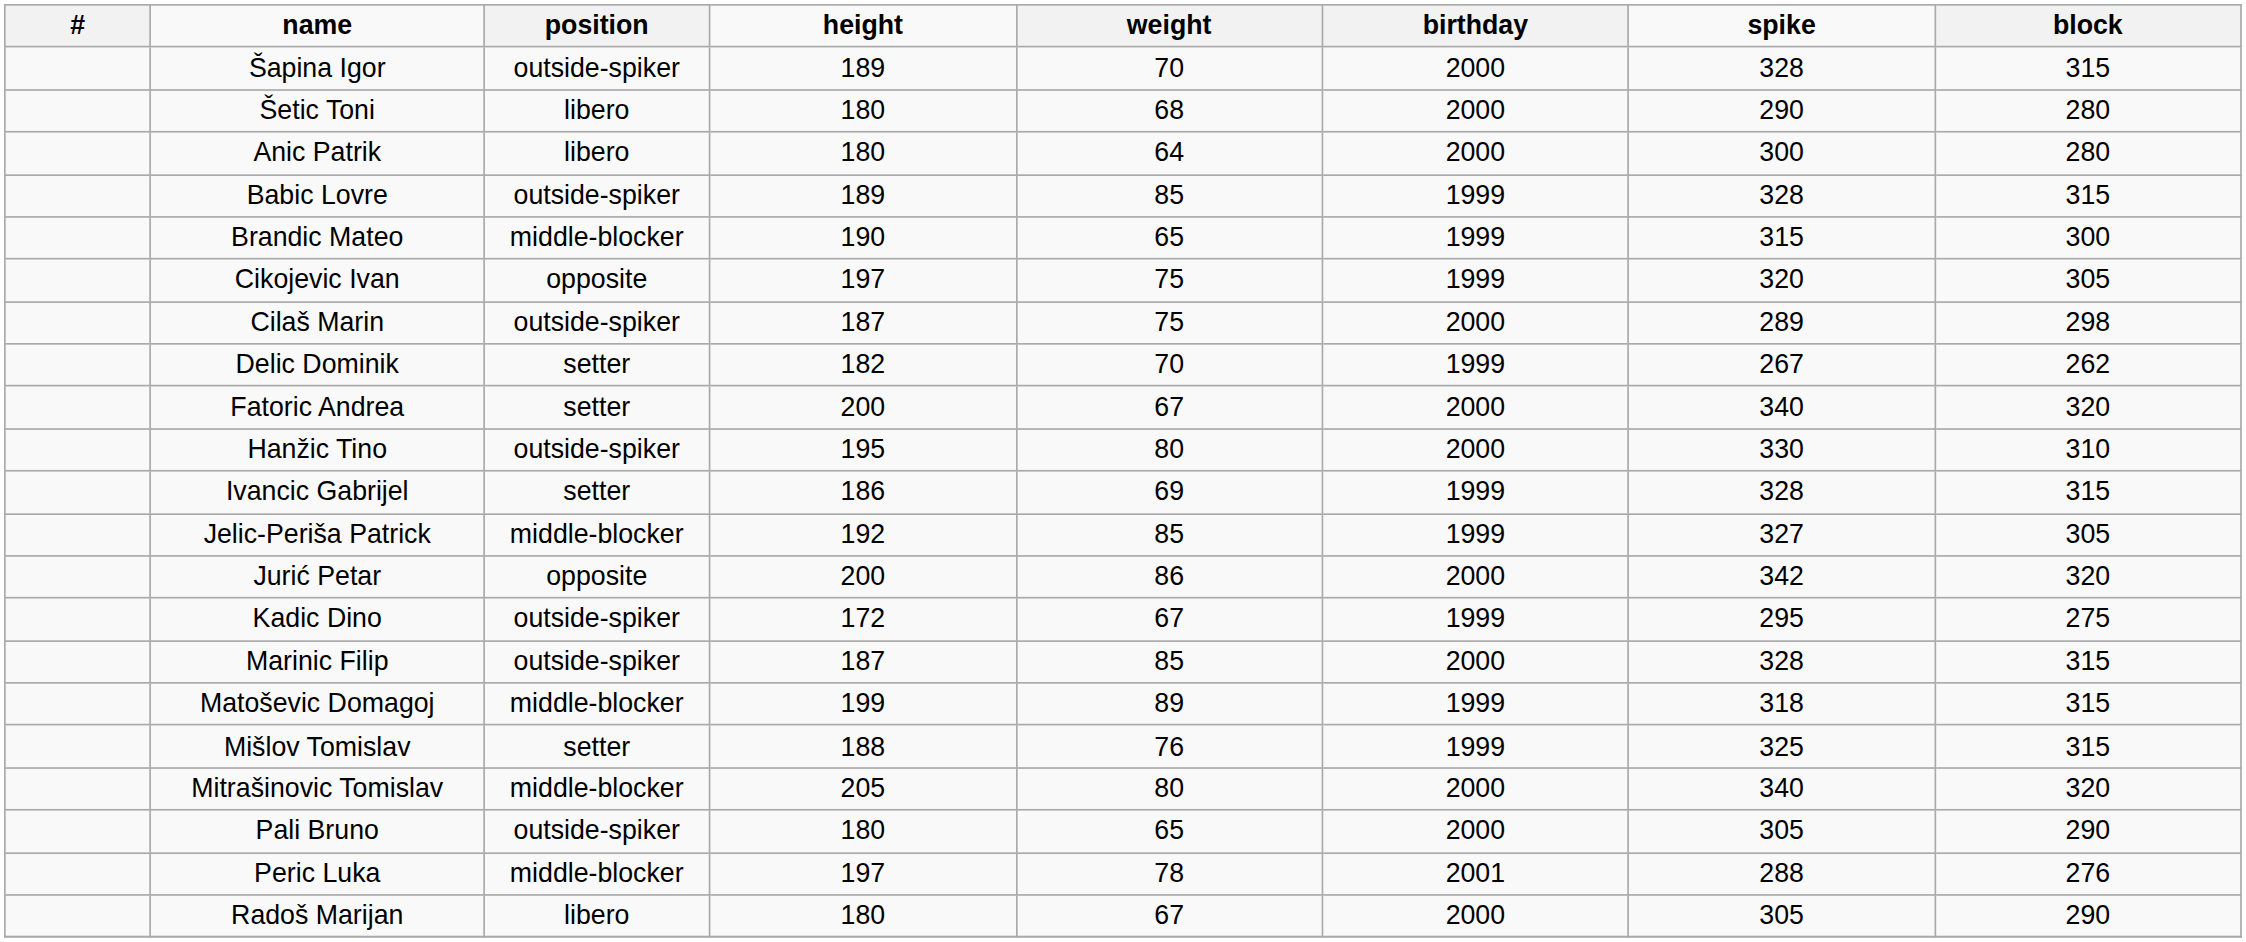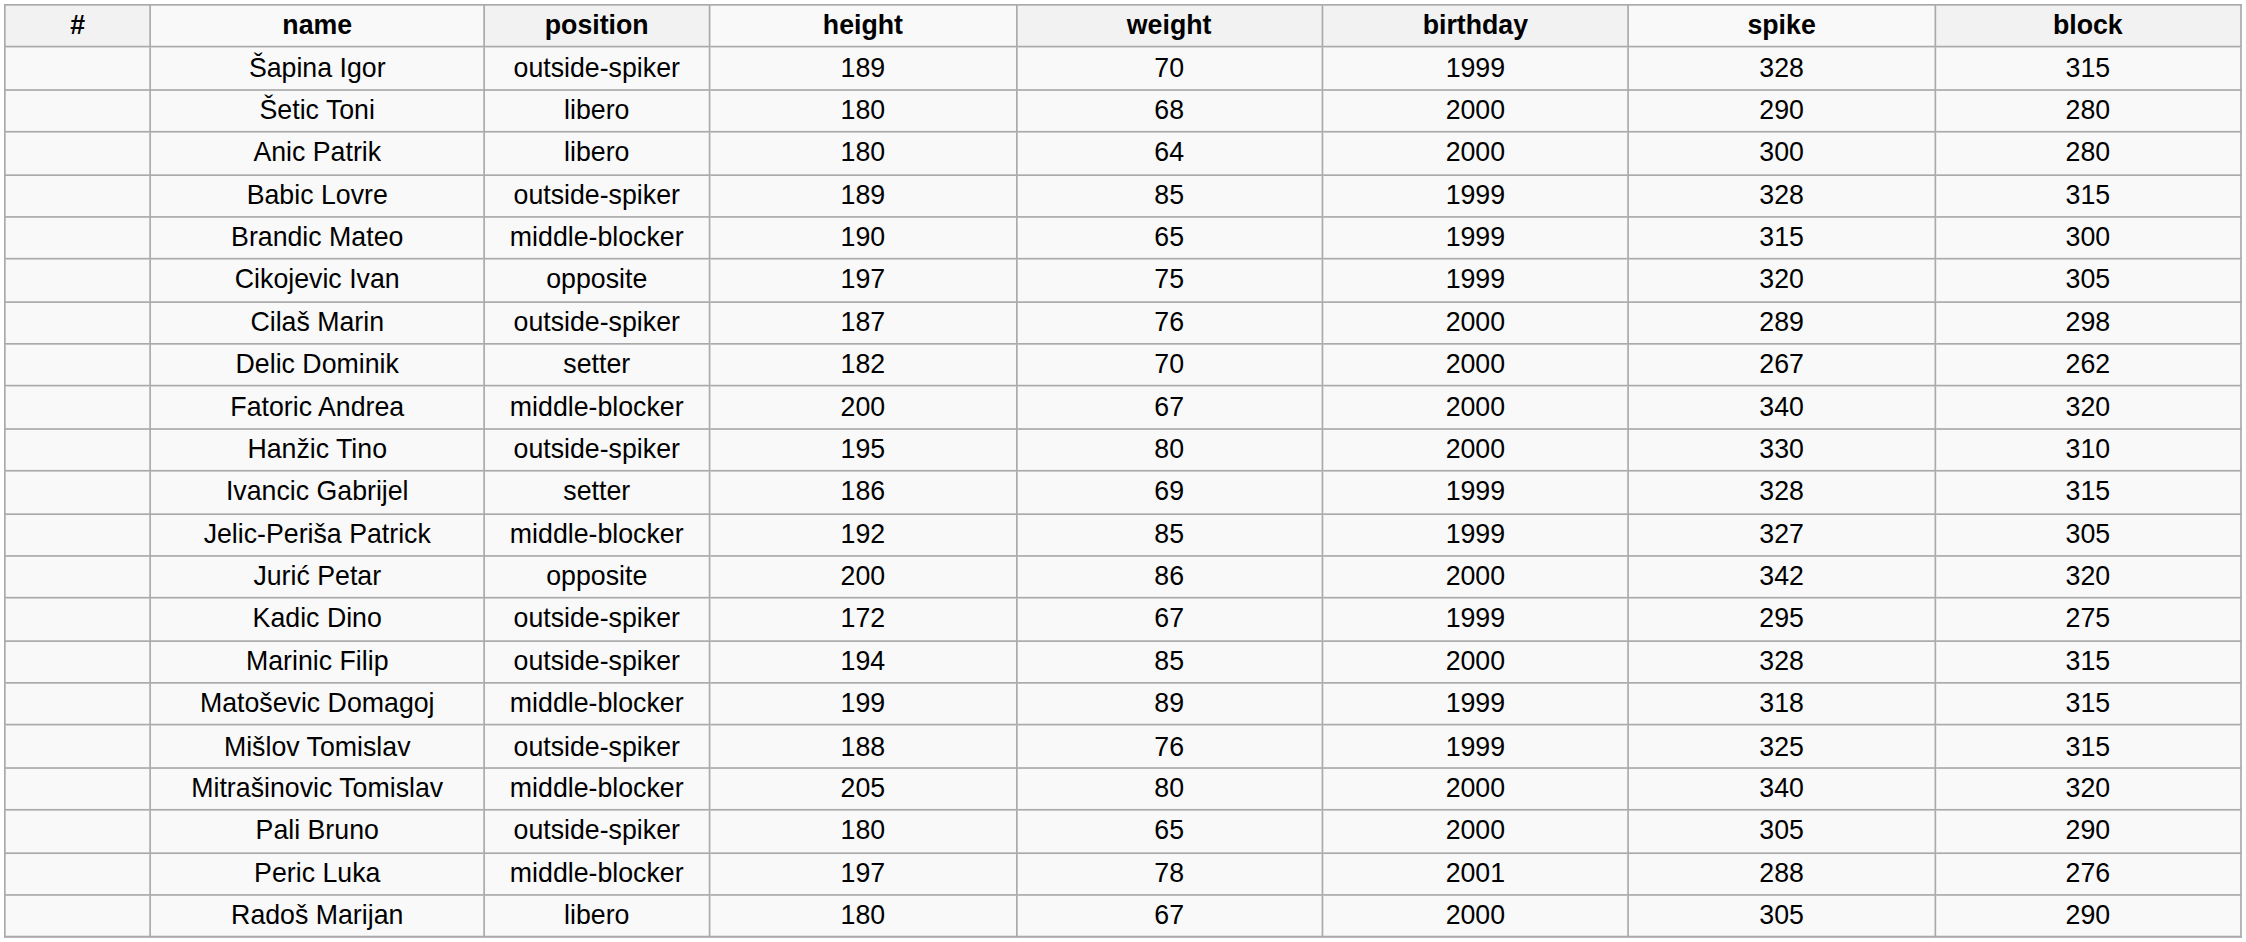(1475, 68) 2000 -> (1475, 68) 1999
(1169, 322) 75 -> (1169, 322) 76
(1475, 364) 1999 -> (1475, 364) 2000
(597, 407) setter -> (597, 407) middle-blocker
(863, 661) 187 -> (863, 661) 194
(597, 746) setter -> (597, 746) outside-spiker
